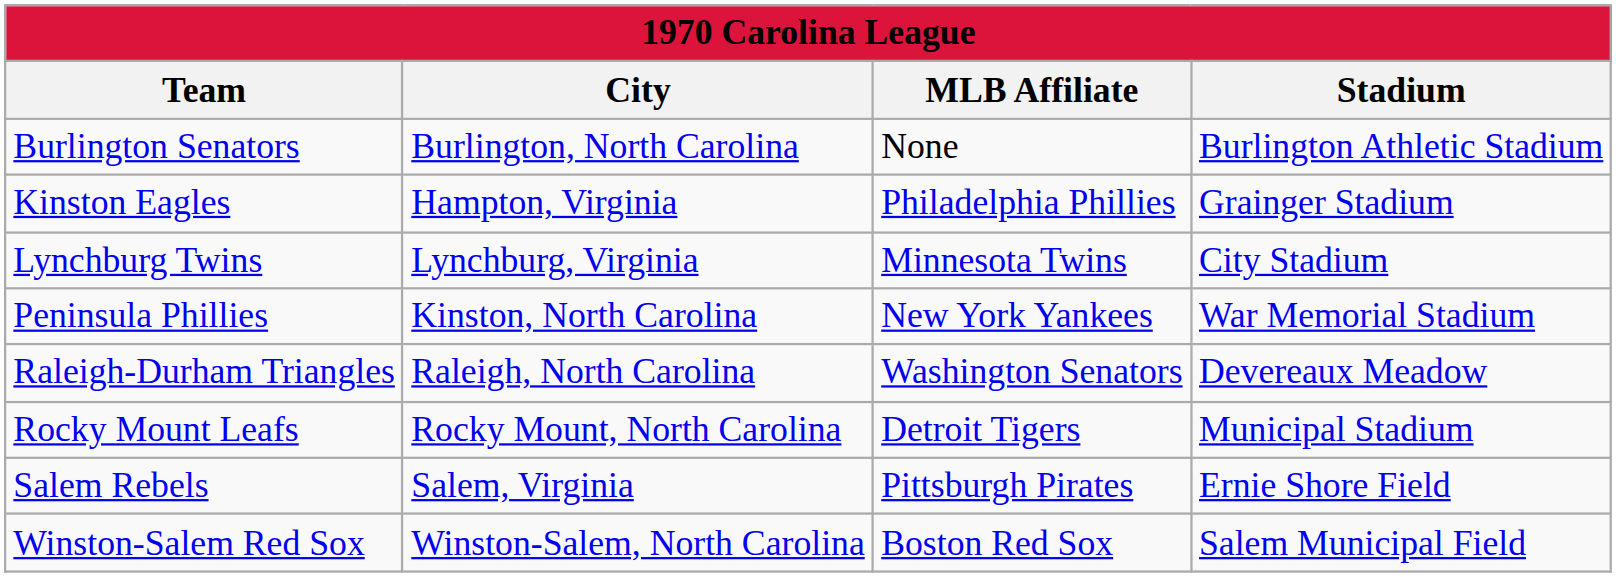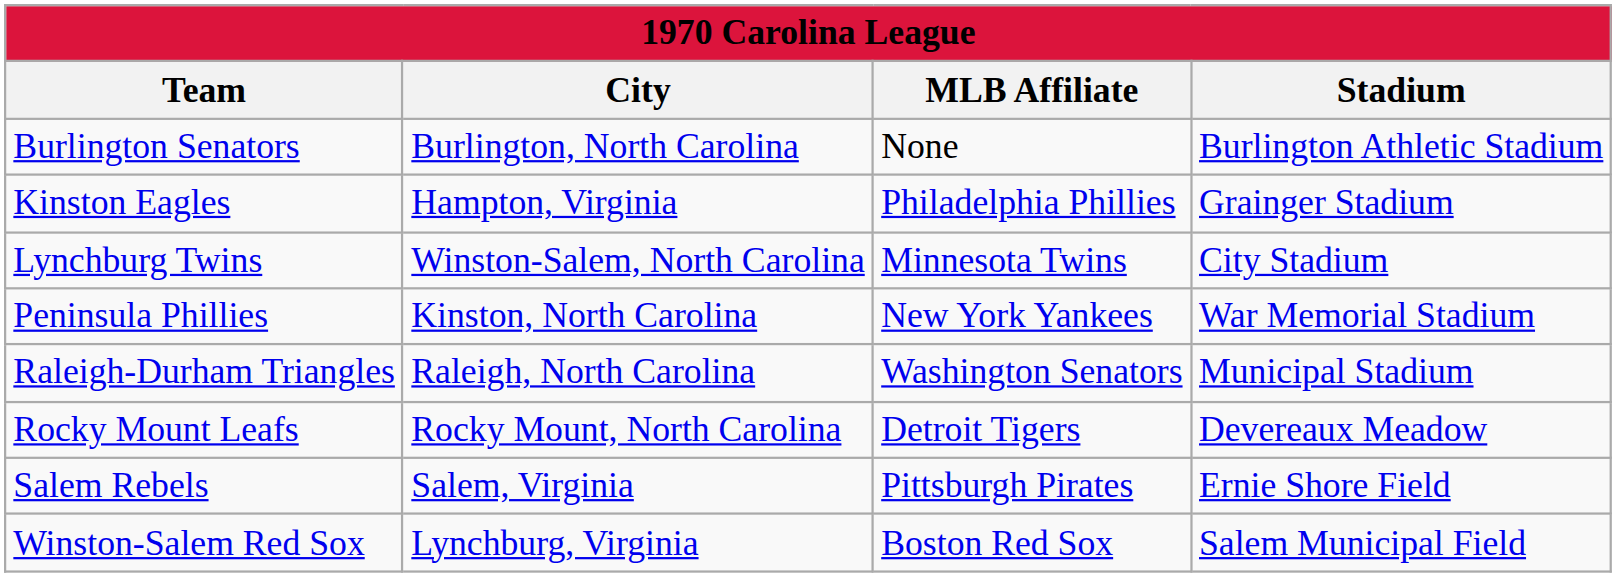(555, 259) Lynchburg, Virginia -> (638, 259) Winston-Salem, North Carolina
(1343, 372) Devereaux Meadow -> (1336, 372) Municipal Stadium
(1336, 428) Municipal Stadium -> (1343, 428) Devereaux Meadow
(638, 542) Winston-Salem, North Carolina -> (555, 542) Lynchburg, Virginia
